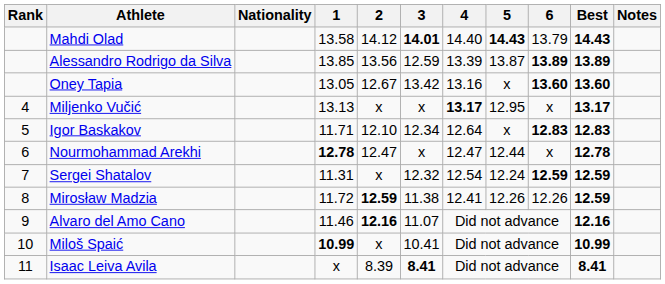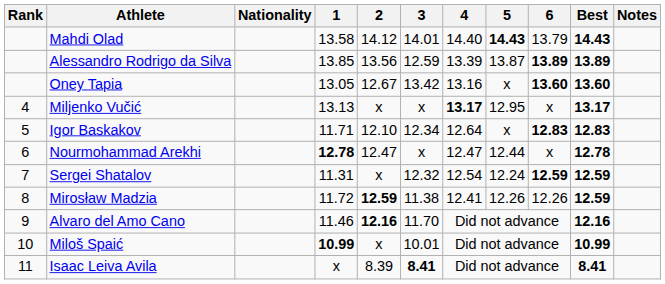(422, 38) bold -> (422, 38) normal
(422, 221) 11.07 -> (422, 221) 11.70
(422, 244) 10.41 -> (422, 244) 10.01
